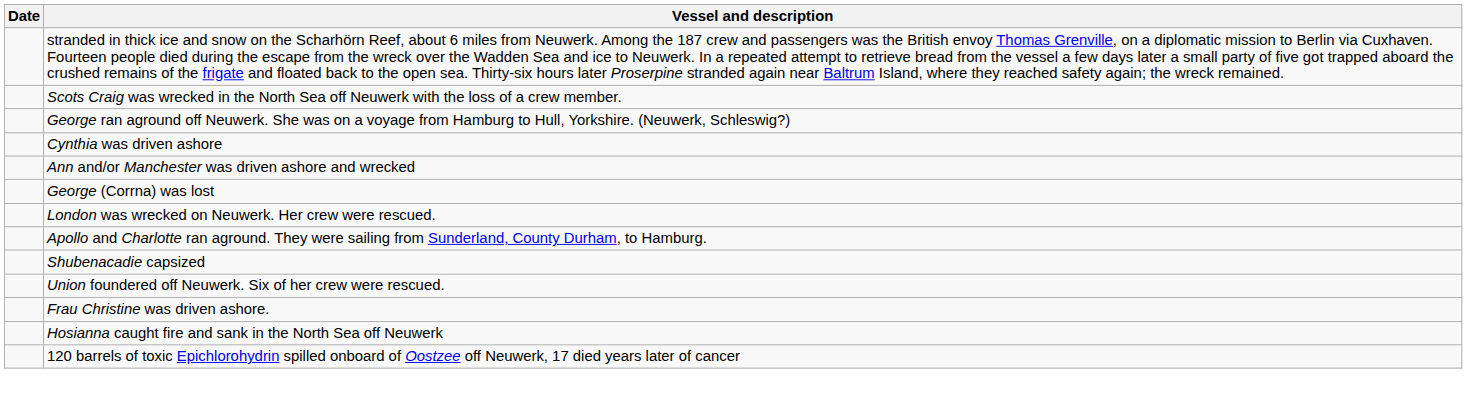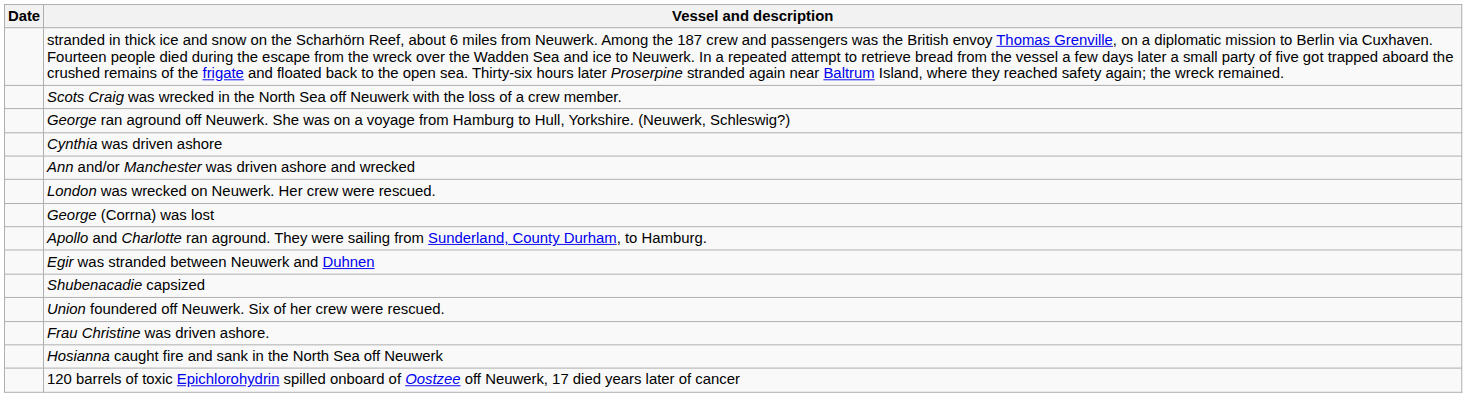rows swapped: (241, 214) <-> (131, 191)
+ row: (211, 262)
